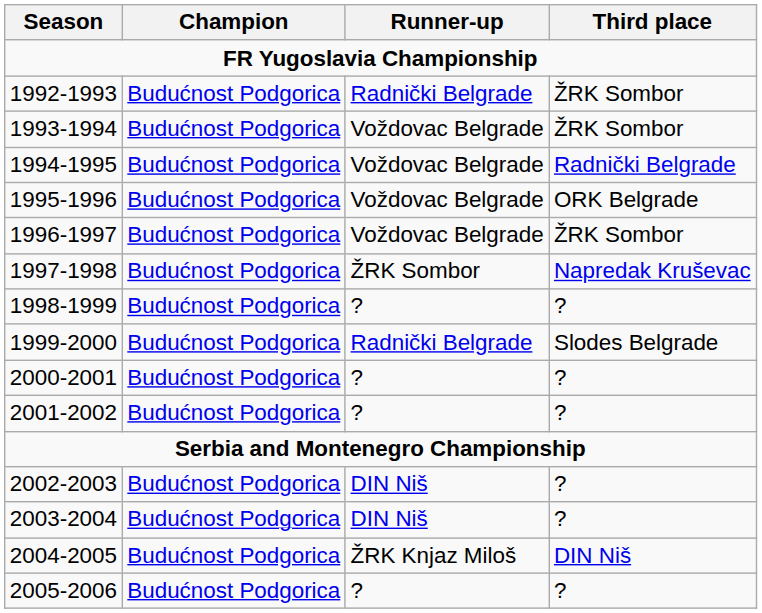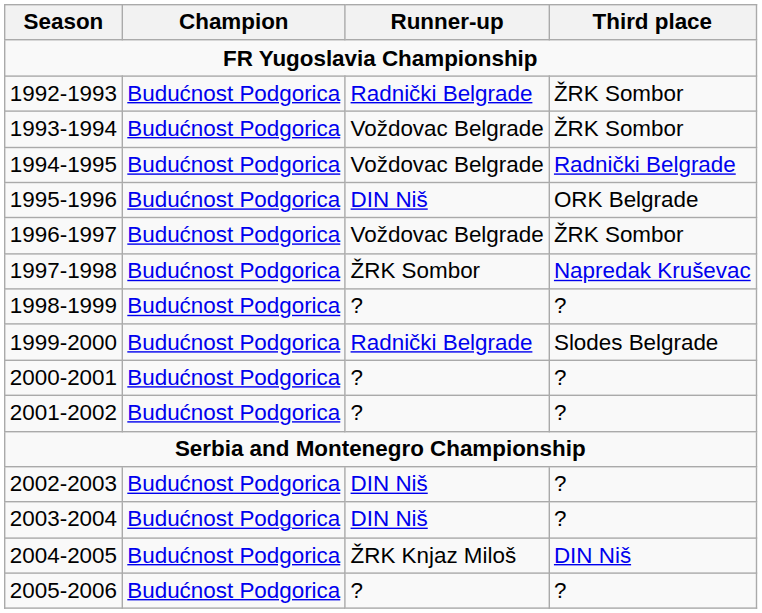(447, 199) Voždovac Belgrade -> (389, 199) DIN Niš
